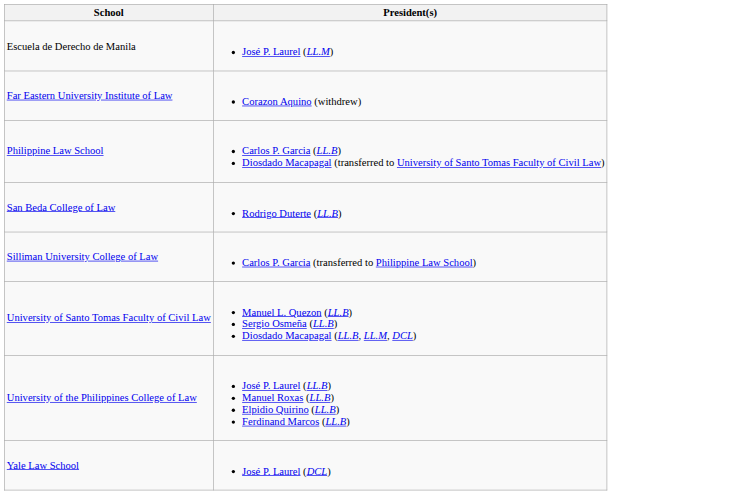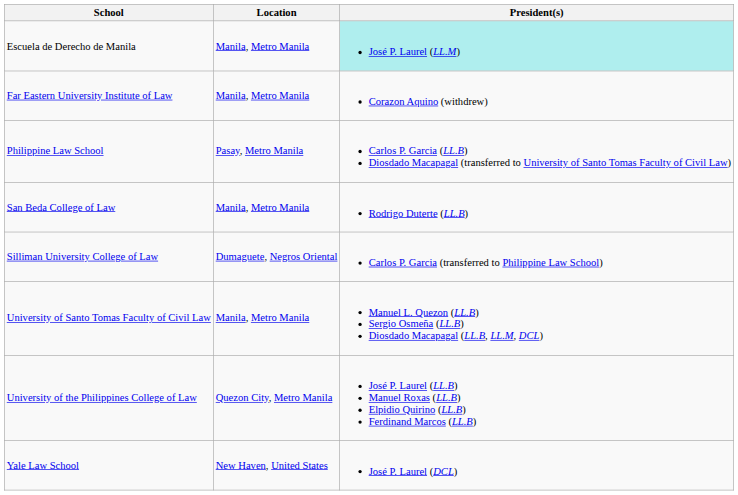+ column: (277, 12)
(410, 52) no background -> (537, 52) paleturquoise background
